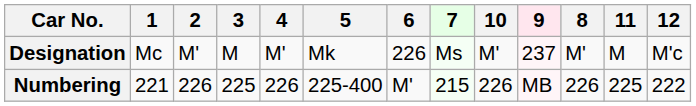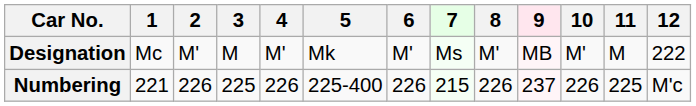columns swapped: (582, 20) <-> (496, 20)
(409, 52) 226 -> (402, 52) M'
(539, 52) 237 -> (537, 52) MB
(667, 52) M'c -> (669, 52) 222
(402, 85) M' -> (409, 85) 226
(537, 85) MB -> (539, 85) 237
(669, 85) 222 -> (667, 85) M'c
